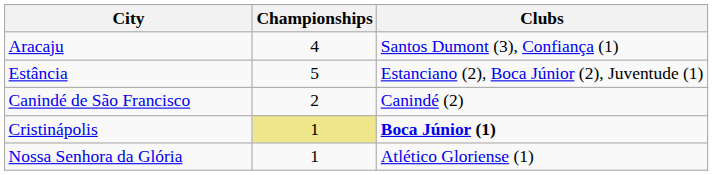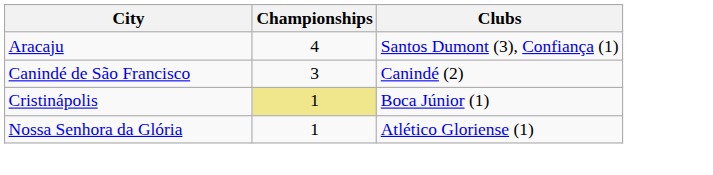- row: (38, 73)
(315, 101) 2 -> (315, 73) 3
(438, 128) bold -> (435, 101) normal
